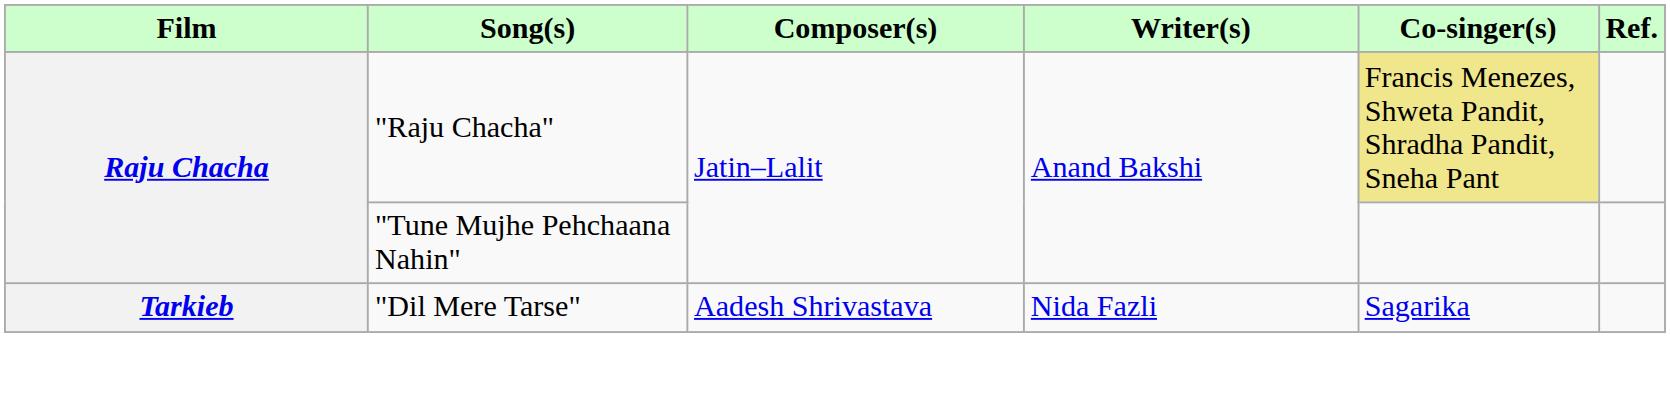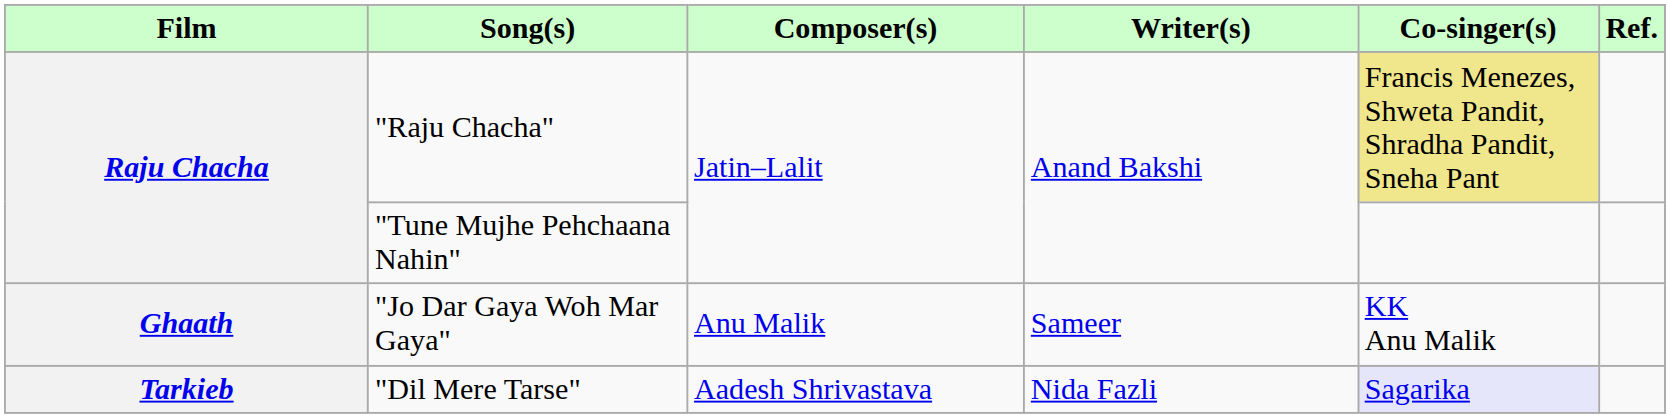+ row: (517, 323)
(1417, 306) no background -> (1417, 388) lavender background
